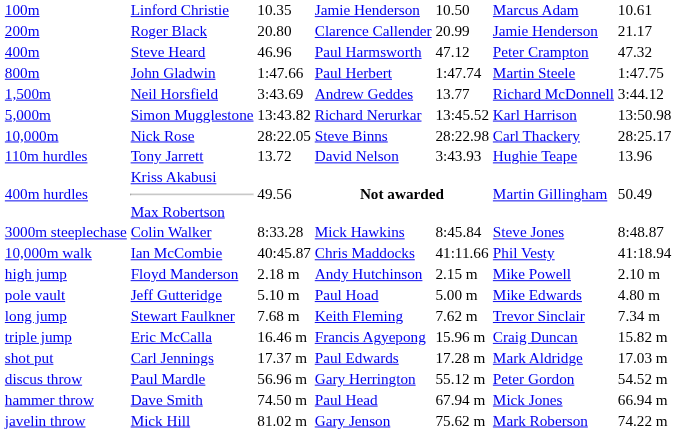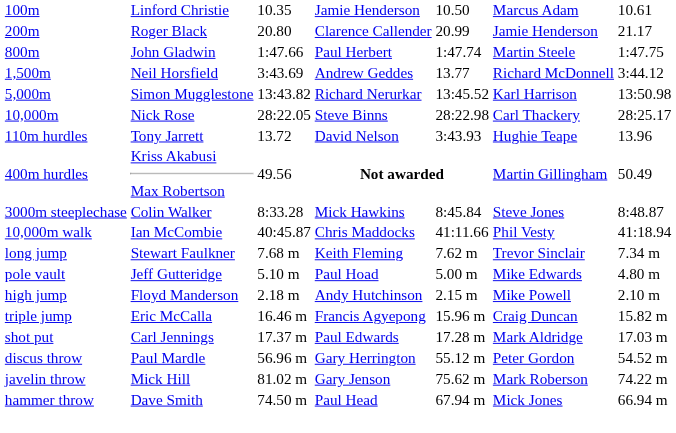- row: (22, 52)
rows swapped: (36, 274) <-> (36, 316)
rows swapped: (49, 399) <-> (45, 420)
